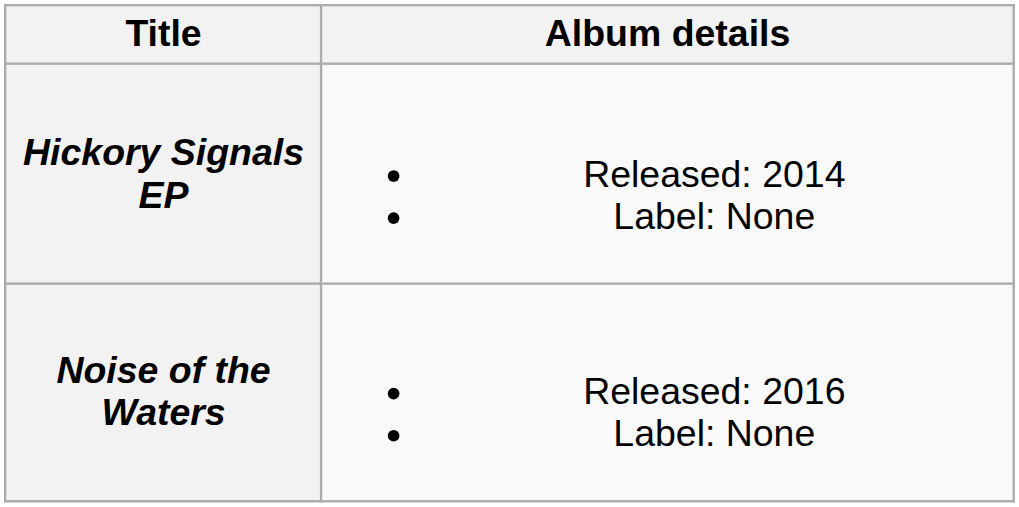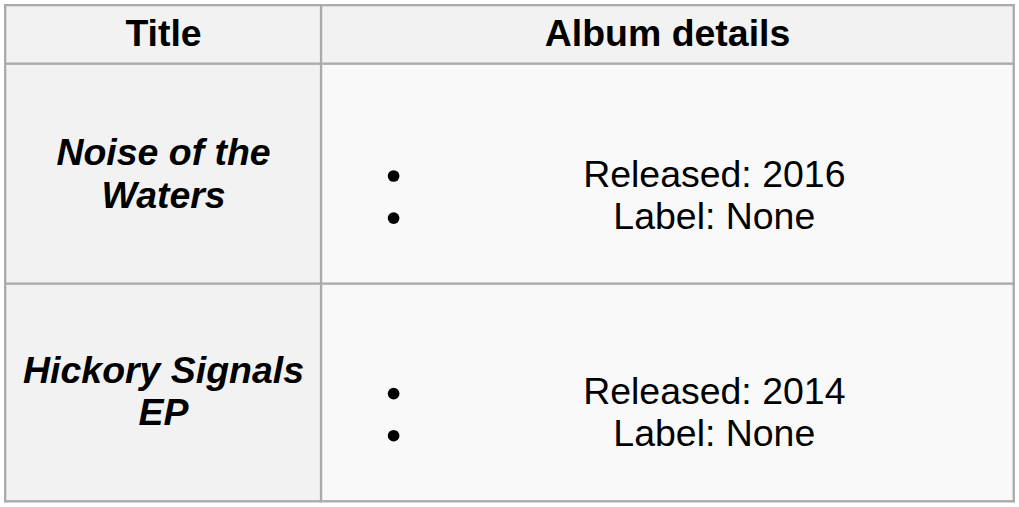rows swapped: (164, 173) <-> (164, 391)
